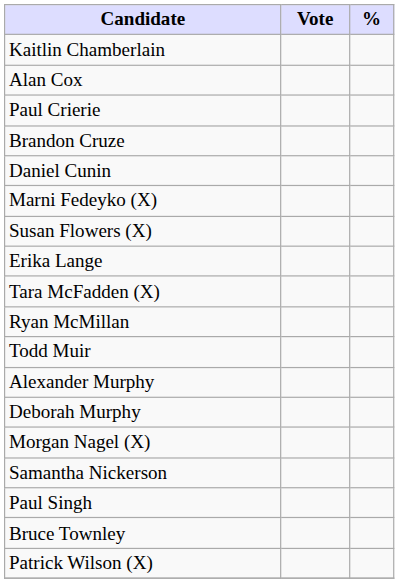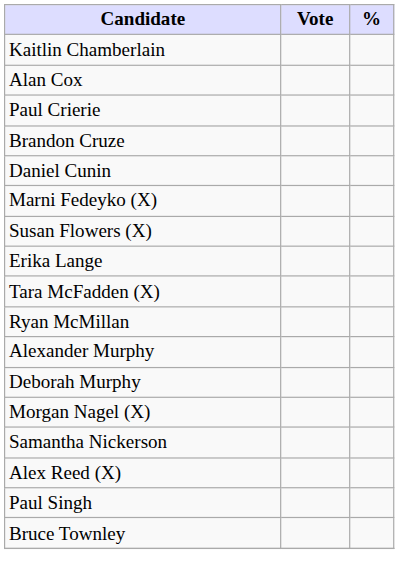- row: (50, 351)
+ row: (65, 472)
- row: (81, 563)
